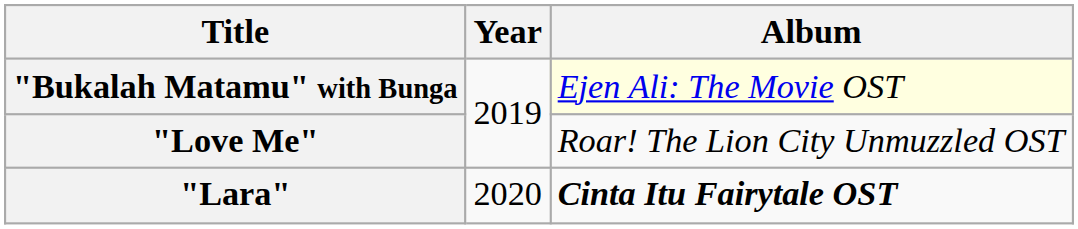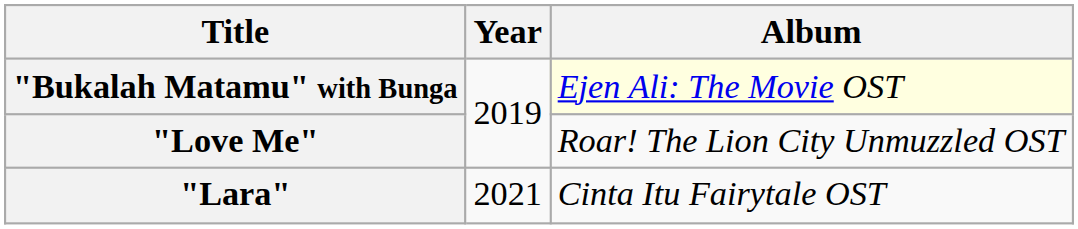(508, 194) 2020 -> (508, 194) 2021
(728, 194) bold -> (722, 194) normal
